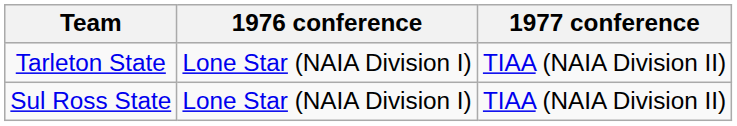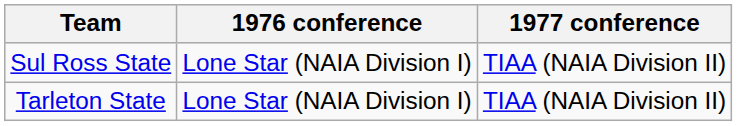rows swapped: (91, 62) <-> (91, 100)
